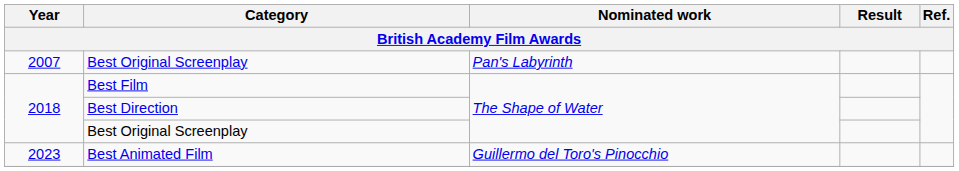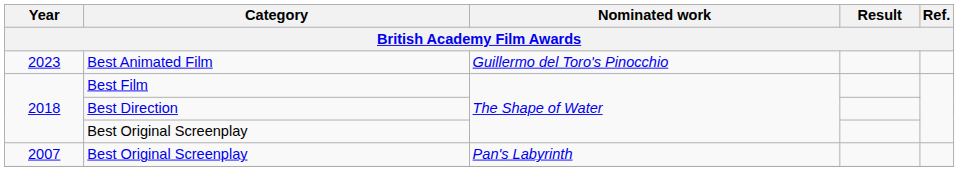rows swapped: (44, 62) <-> (44, 154)
